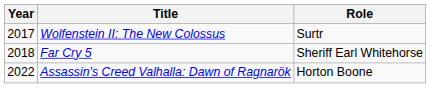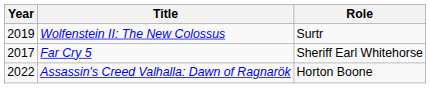(21, 33) 2017 -> (21, 33) 2019
(21, 53) 2018 -> (21, 53) 2017
